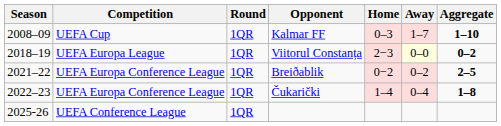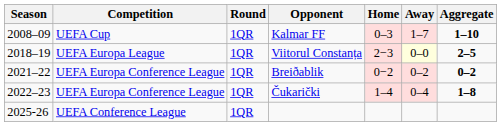(467, 53) 0–2 -> (467, 53) 2–5
(467, 72) 2–5 -> (467, 72) 0–2
